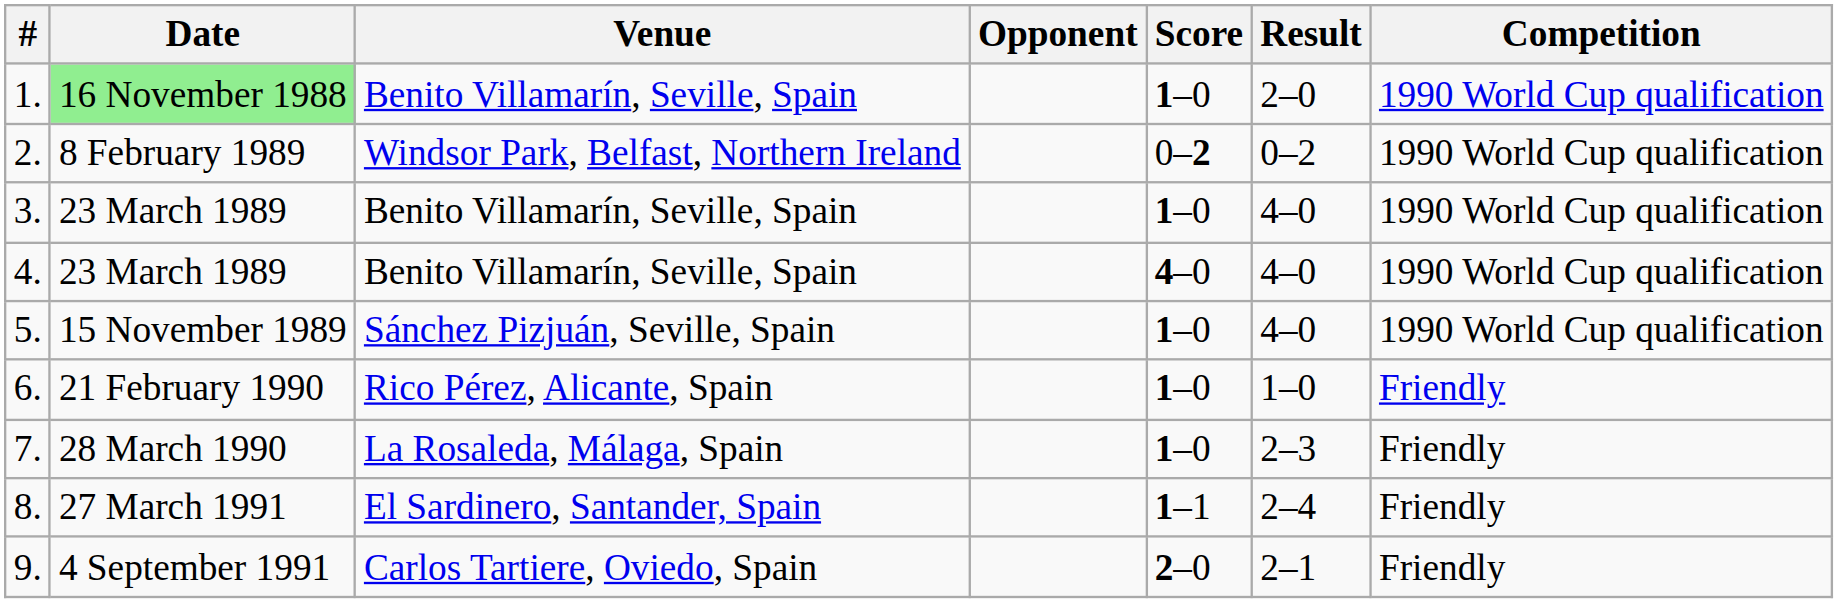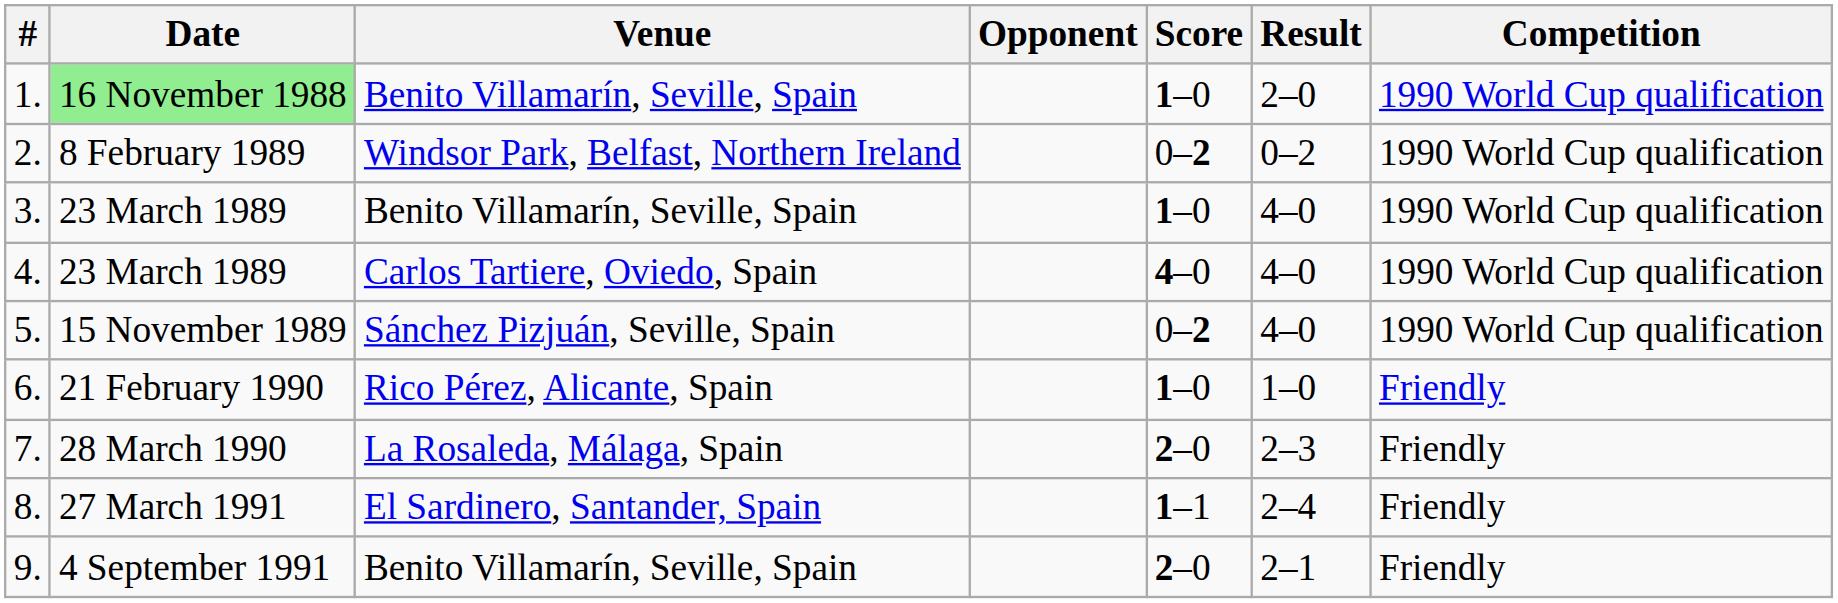(610, 270) Benito Villamarín, Seville, Spain -> (591, 270) Carlos Tartiere, Oviedo, Spain
(1183, 329) 1–0 -> (1183, 329) 0–2
(1183, 447) 1–0 -> (1183, 447) 2–0
(591, 566) Carlos Tartiere, Oviedo, Spain -> (610, 566) Benito Villamarín, Seville, Spain
